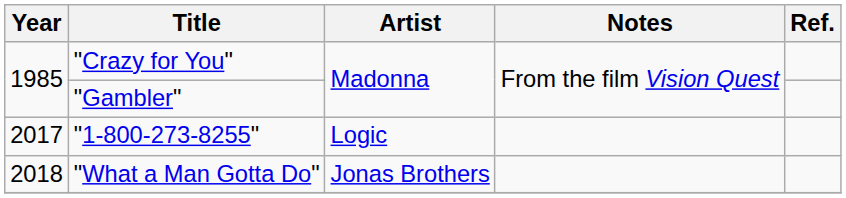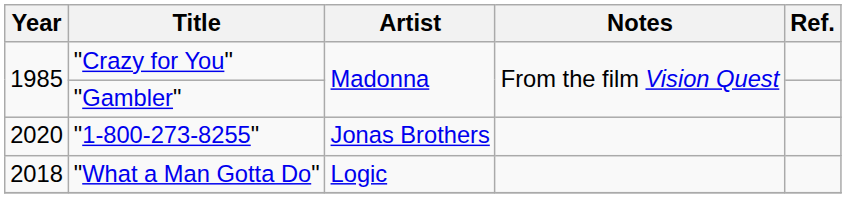(37, 135) 2017 -> (37, 135) 2020
(359, 135) Logic -> (410, 135) Jonas Brothers
(410, 173) Jonas Brothers -> (359, 173) Logic
